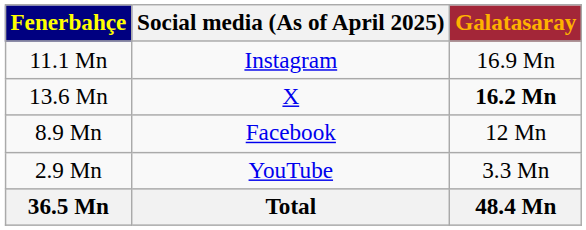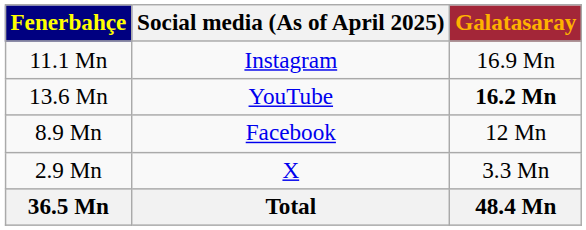(291, 96) X -> (291, 96) YouTube
(291, 170) YouTube -> (291, 170) X
